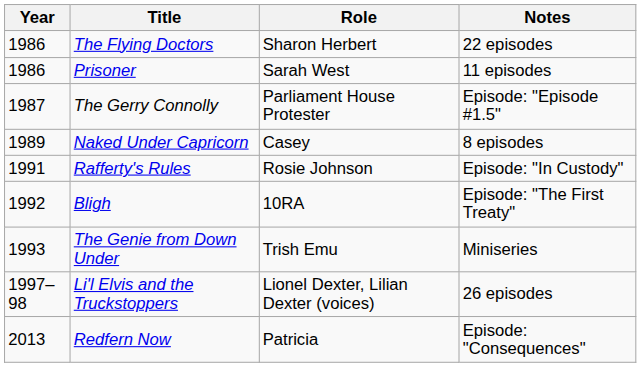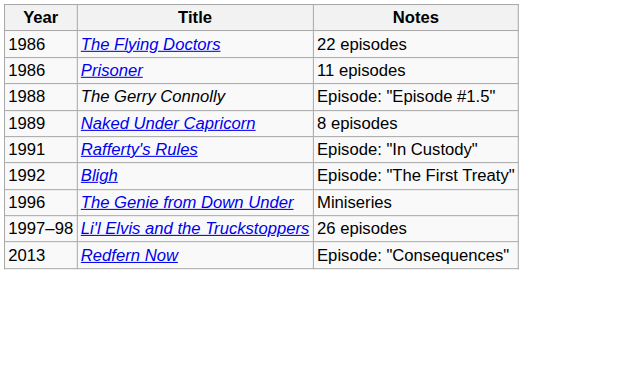- column: (359, 17)
(27, 106) 1987 -> (27, 96) 1988
(27, 249) 1993 -> (27, 202) 1996
